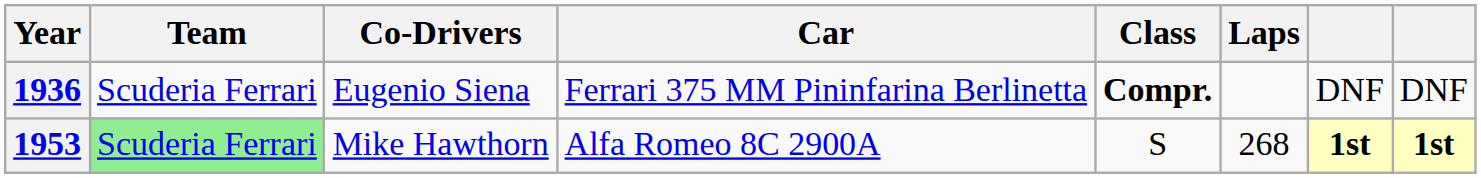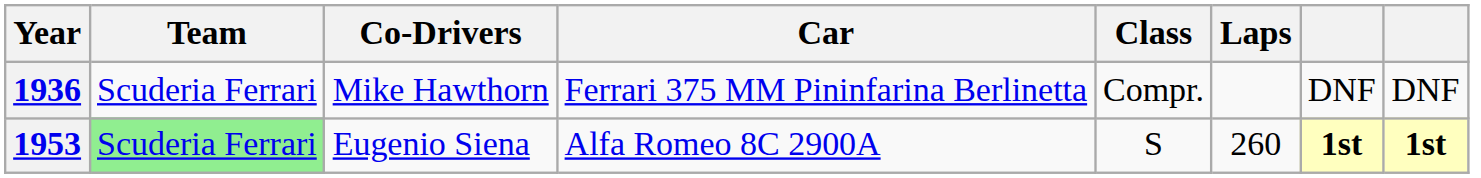(431, 88) Eugenio Siena -> (441, 88) Mike Hawthorn
(1158, 88) bold -> (1154, 88) normal
(441, 145) Mike Hawthorn -> (431, 145) Eugenio Siena
(1264, 145) 268 -> (1256, 145) 260
